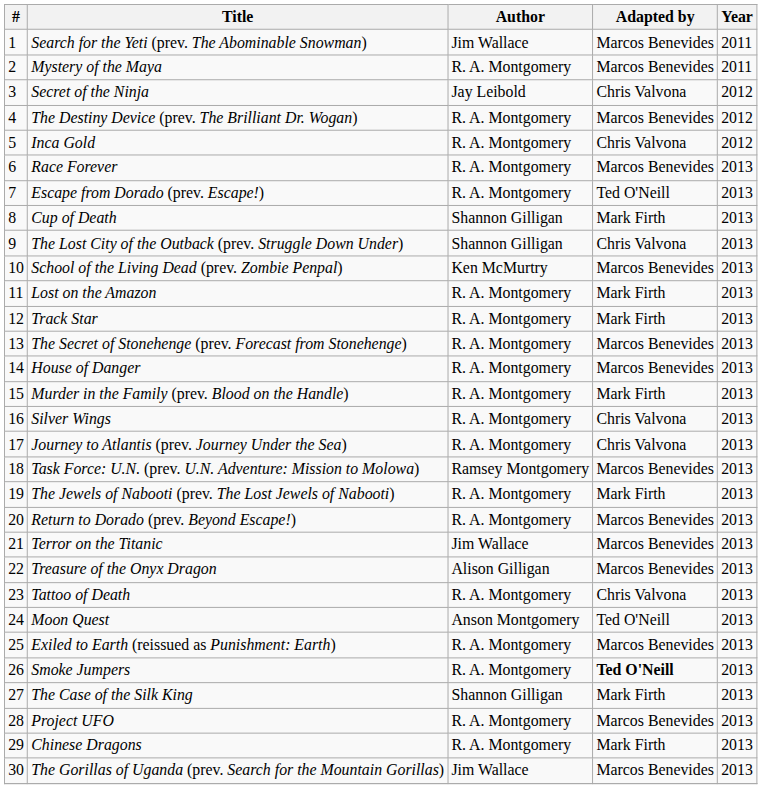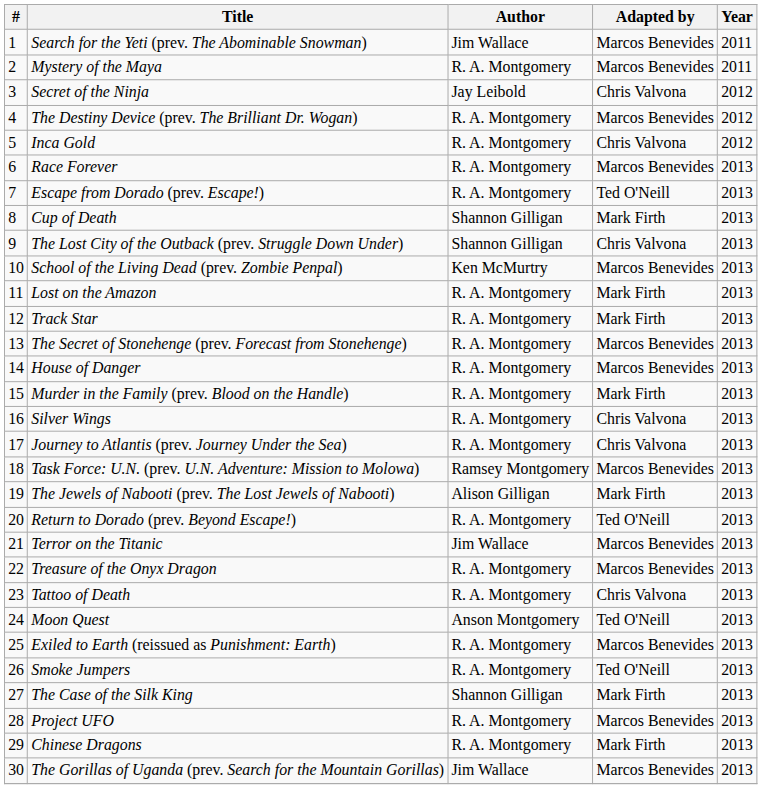(511, 494) R. A. Montgomery -> (500, 494) Alison Gilligan
(655, 519) Marcos Benevides -> (633, 519) Ted O'Neill
(500, 569) Alison Gilligan -> (511, 569) R. A. Montgomery
(635, 670) bold -> (633, 670) normal
